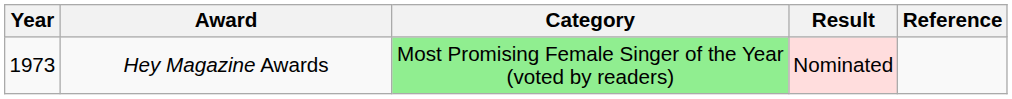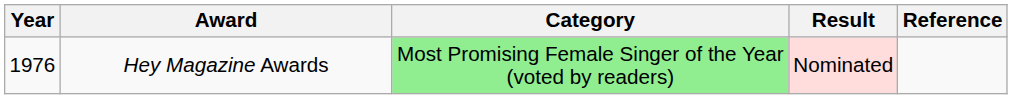(32, 65) 1973 -> (32, 65) 1976
